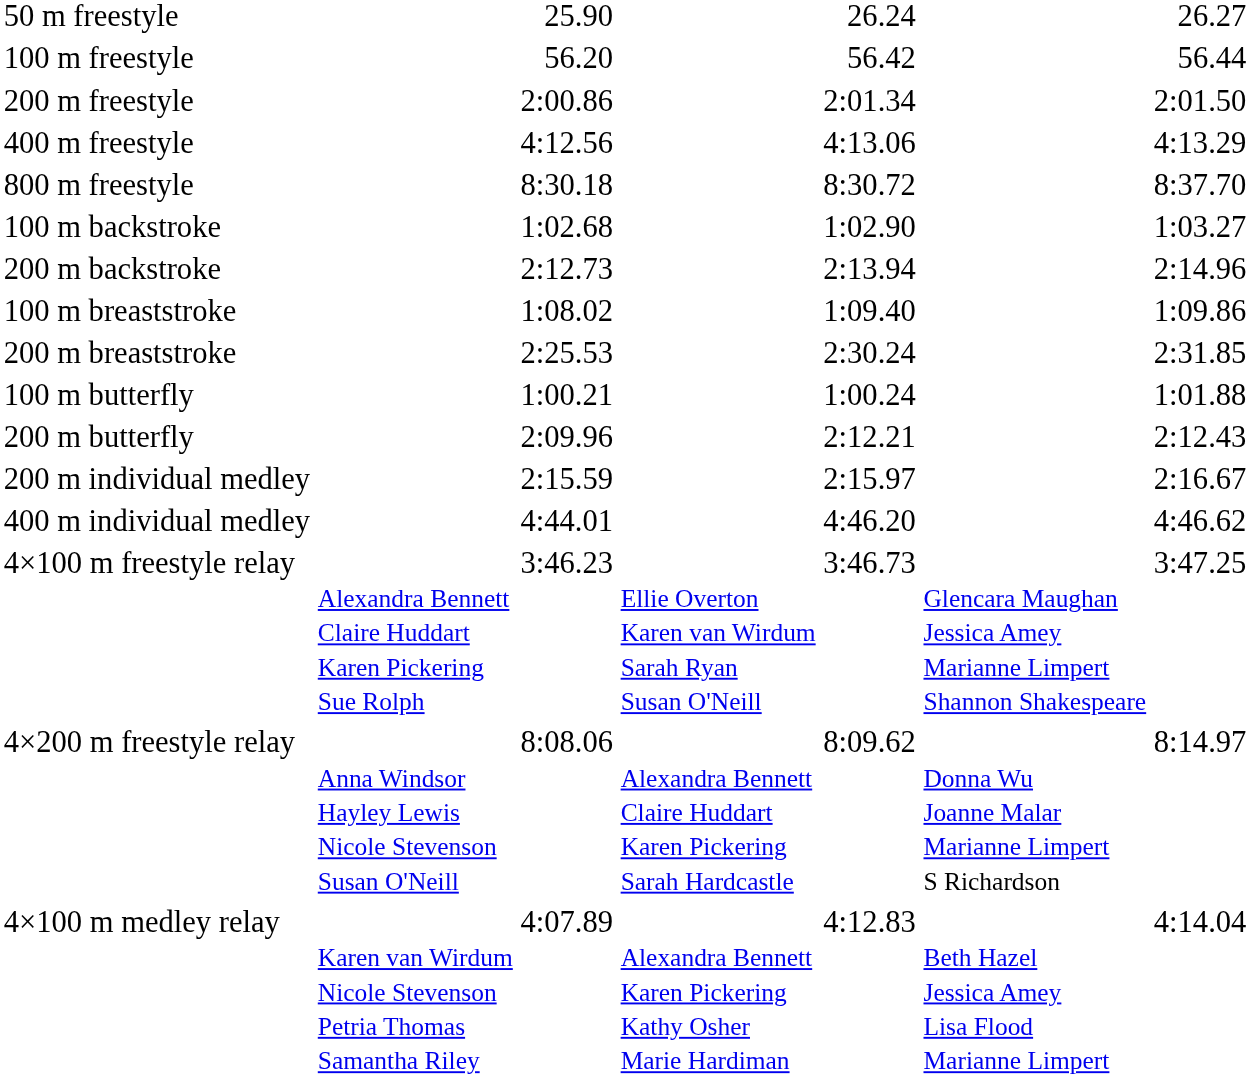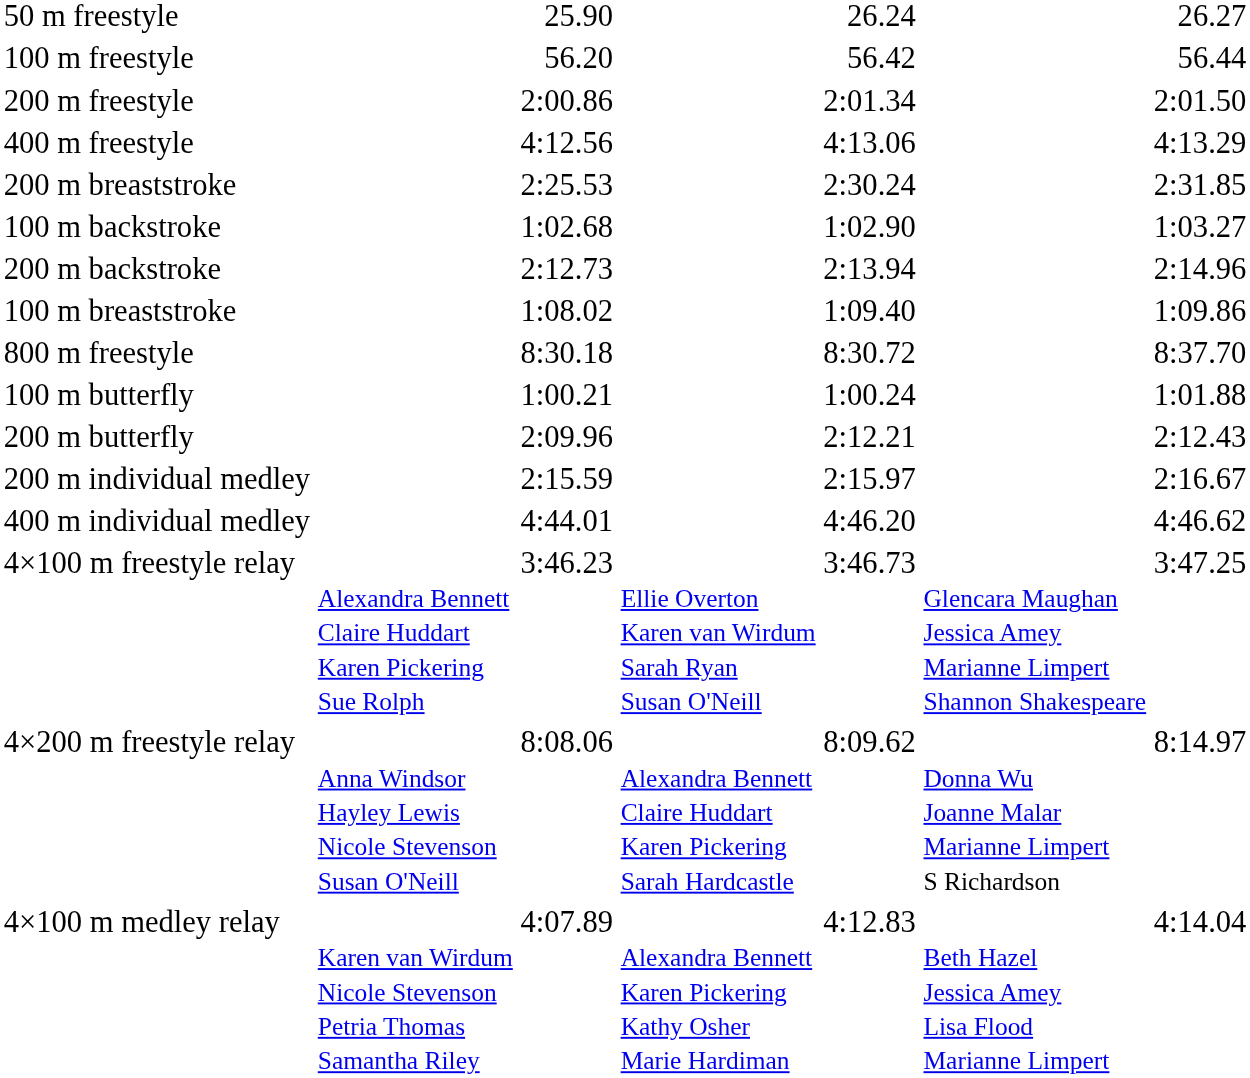rows swapped: (99, 184) <-> (120, 352)
